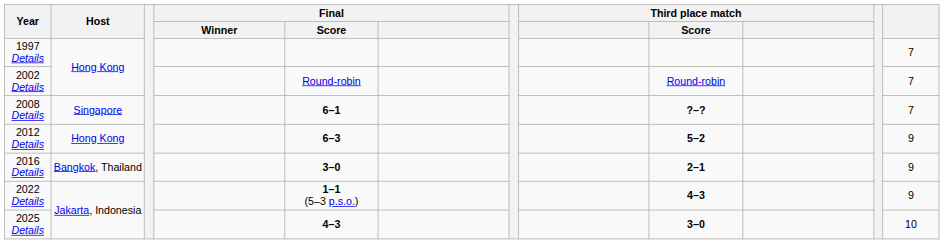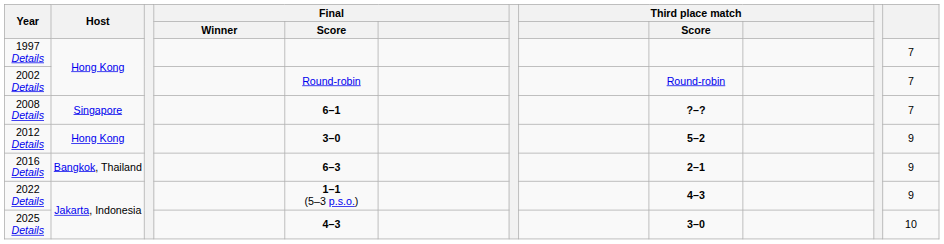(331, 139) 6–3 -> (331, 139) 3–0
(331, 167) 3–0 -> (331, 167) 6–3
